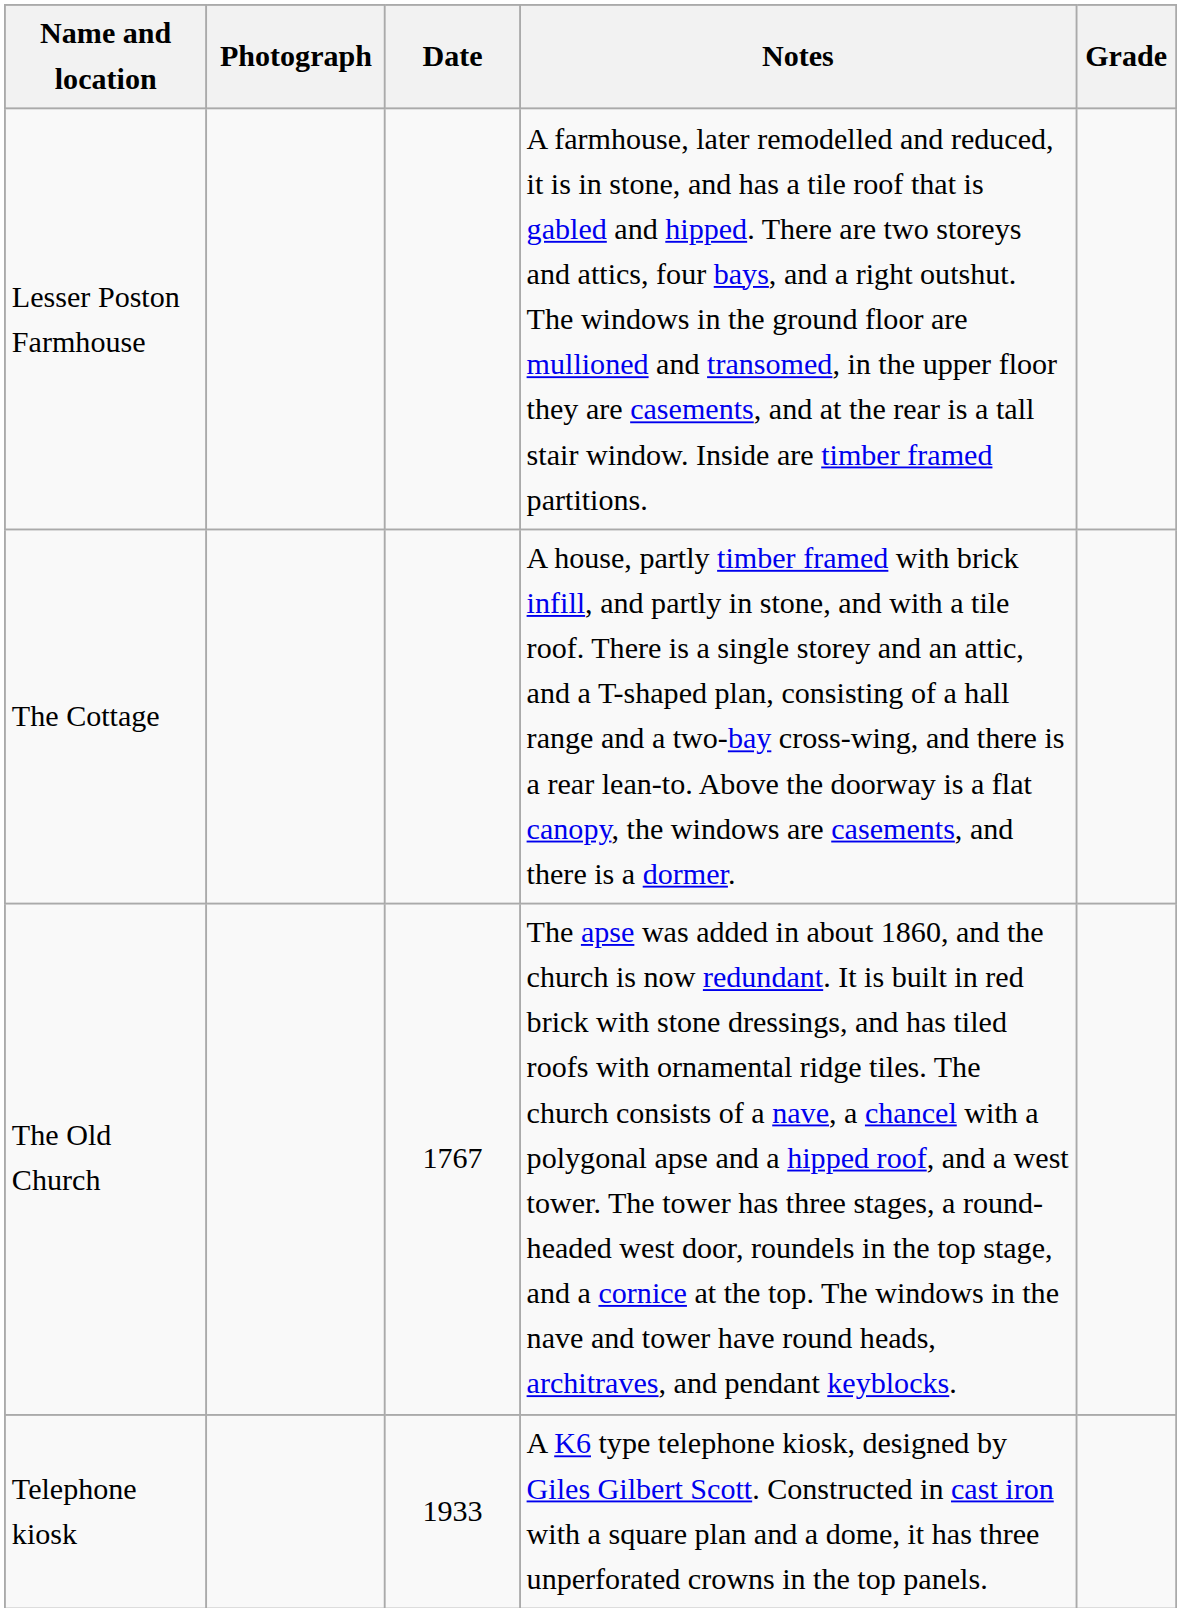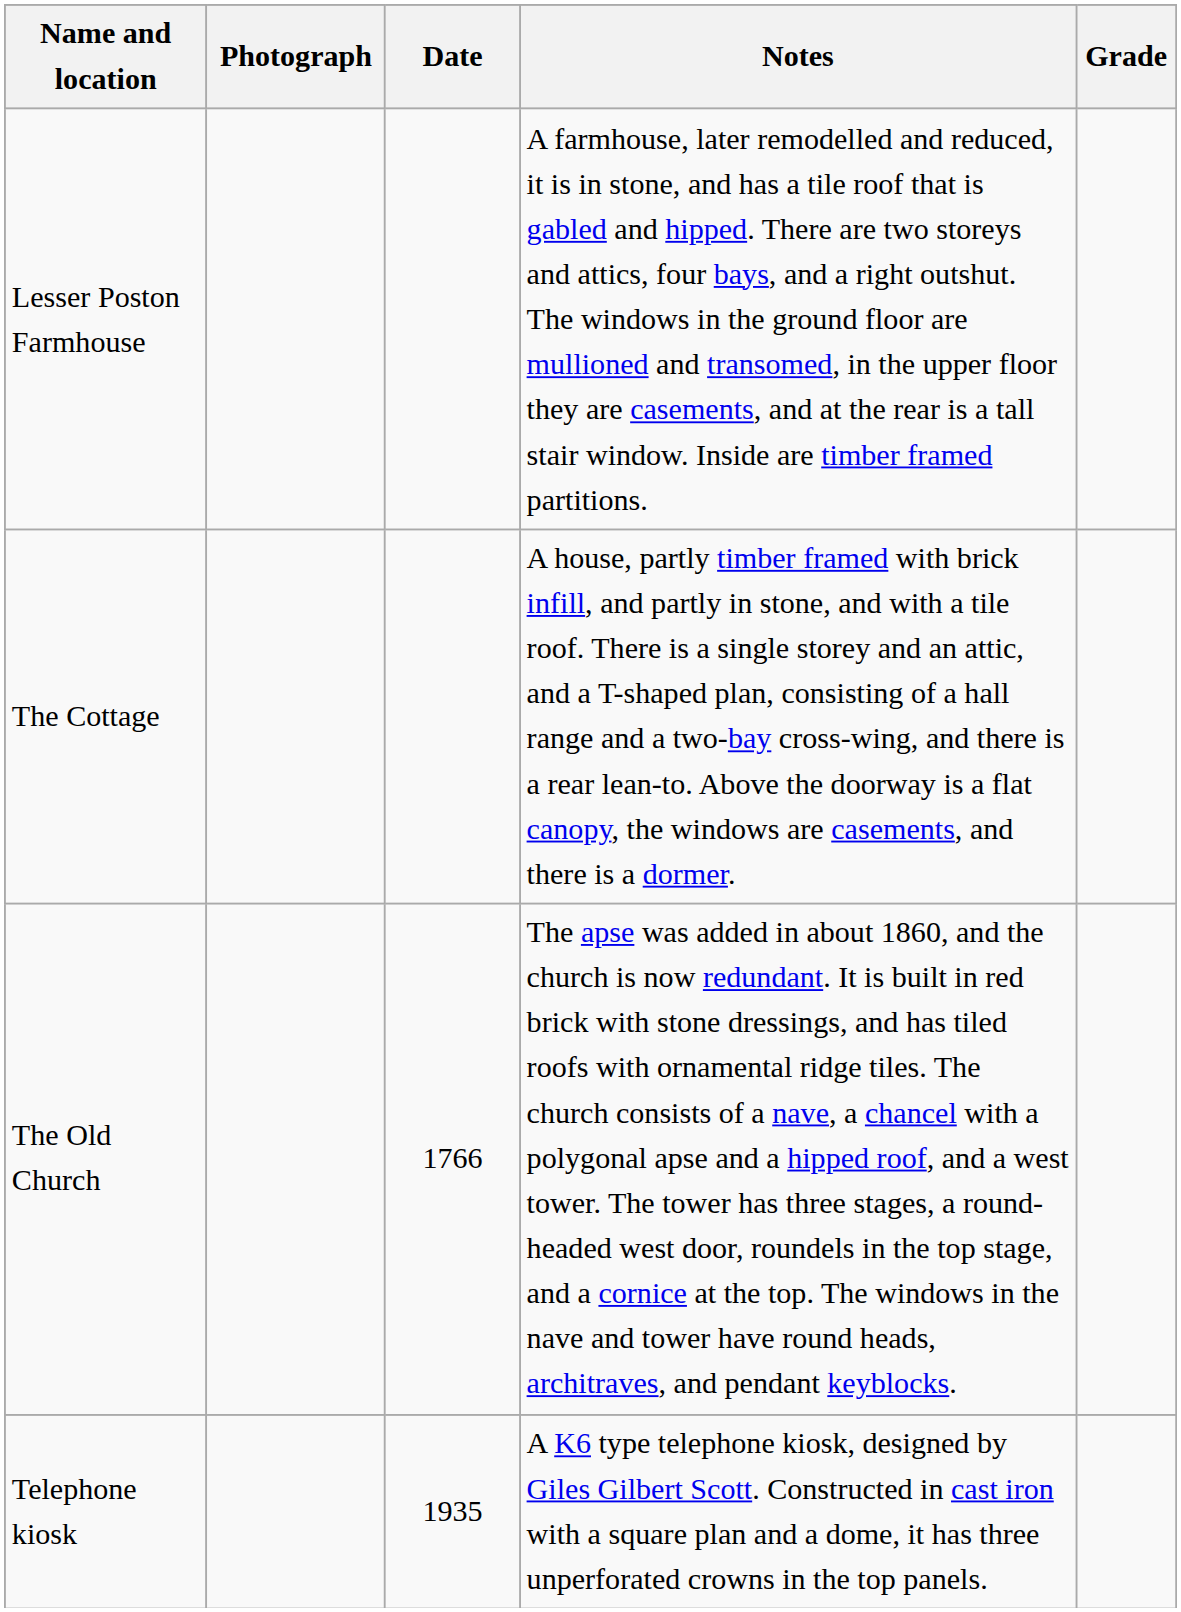(453, 1158) 1767 -> (453, 1158) 1766
(453, 1510) 1933 -> (453, 1510) 1935
